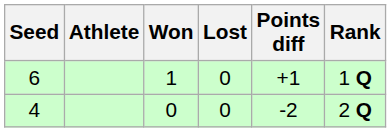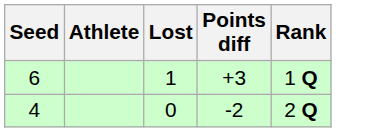- column: (171, 32)
(225, 77) 0 -> (171, 77) 1
(288, 77) +1 -> (234, 77) +3
